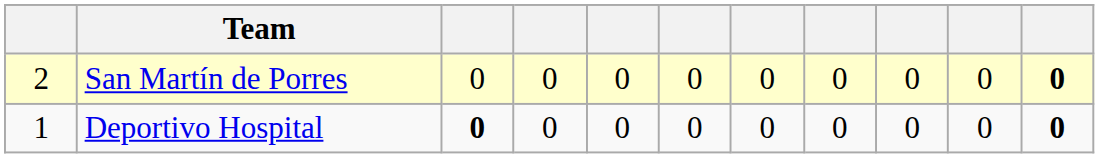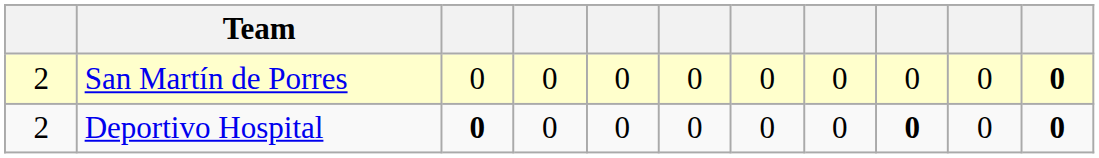(41, 127) 1 -> (41, 127) 2
(912, 127) normal -> (912, 127) bold
